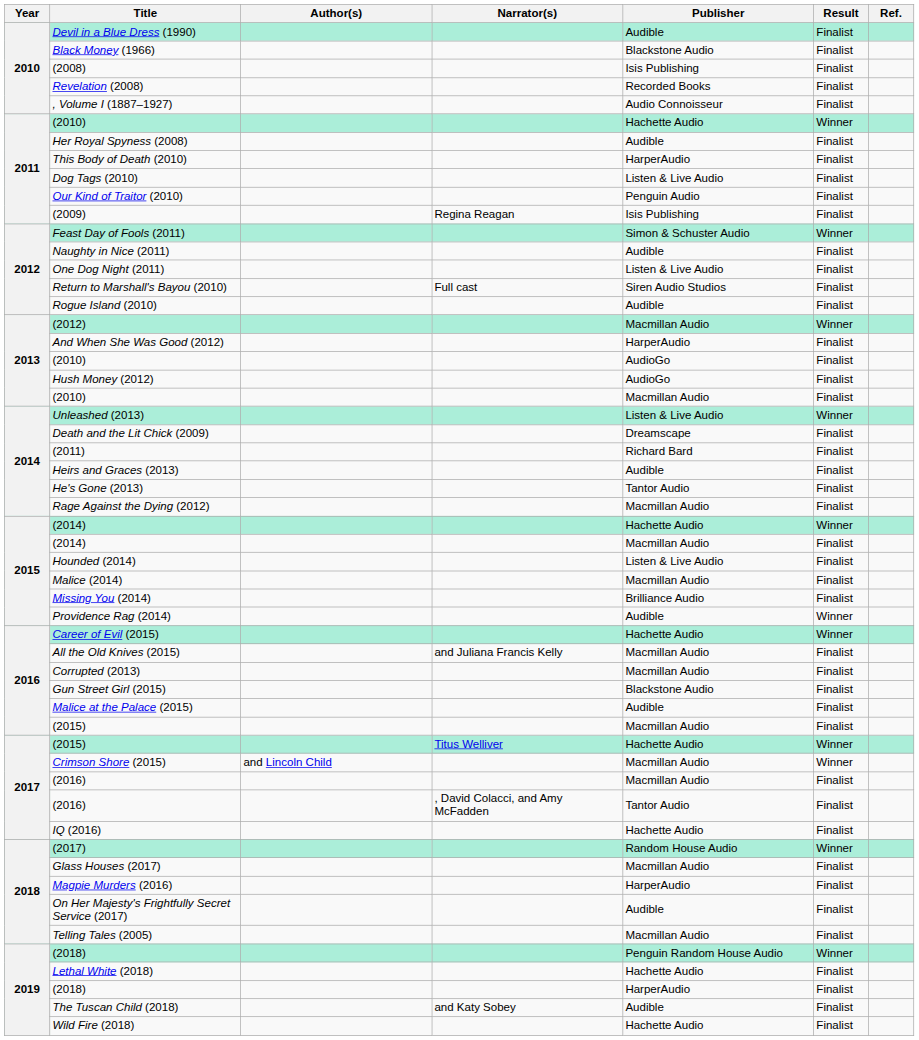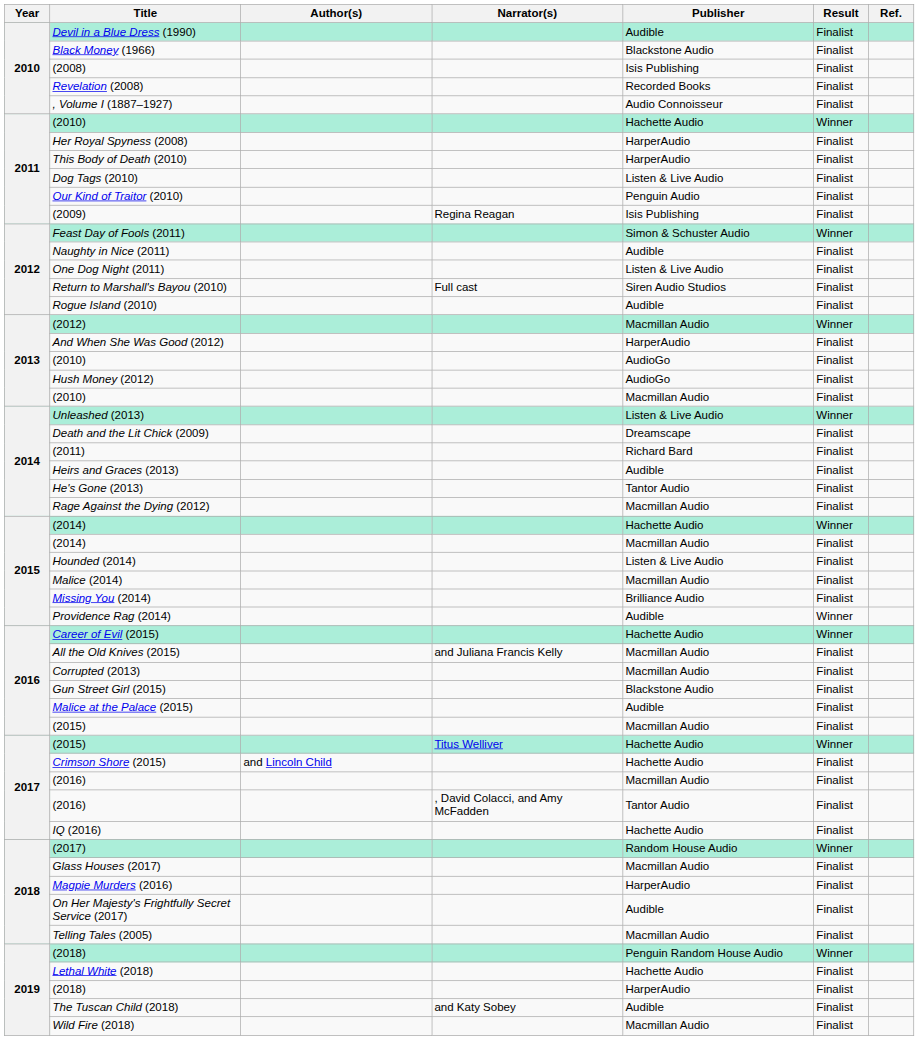(645, 141) Audible -> (658, 141) HarperAudio
(667, 762) Macmillan Audio -> (664, 762) Hachette Audio
(835, 762) Winner -> (835, 762) Finalist
(664, 1026) Hachette Audio -> (667, 1026) Macmillan Audio
